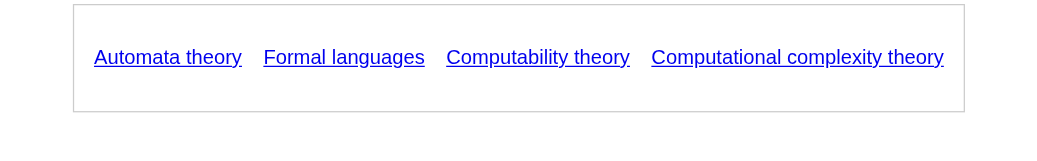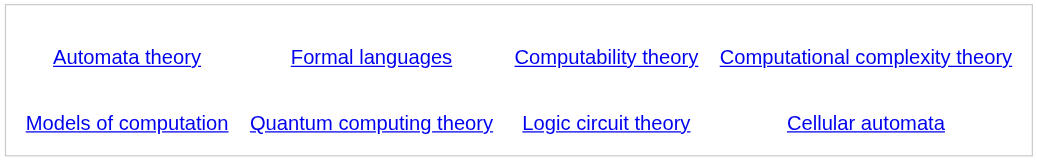+ row: (127, 123)
